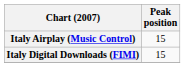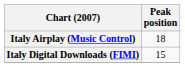(161, 39) 15 -> (161, 39) 18
